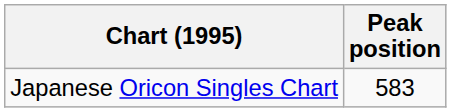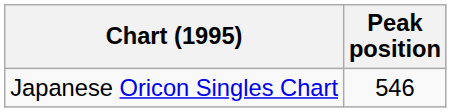(395, 87) 583 -> (395, 87) 546
